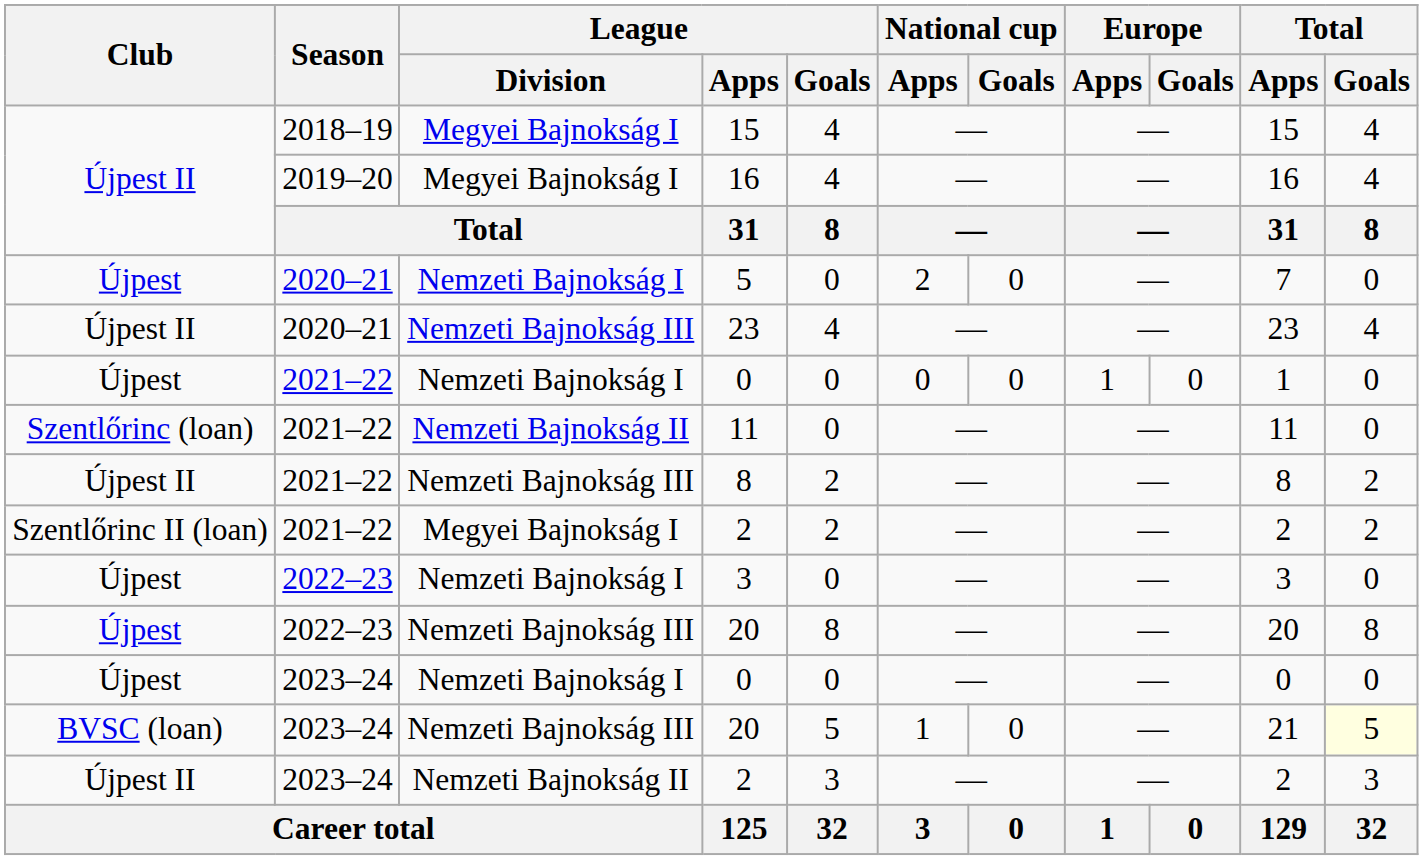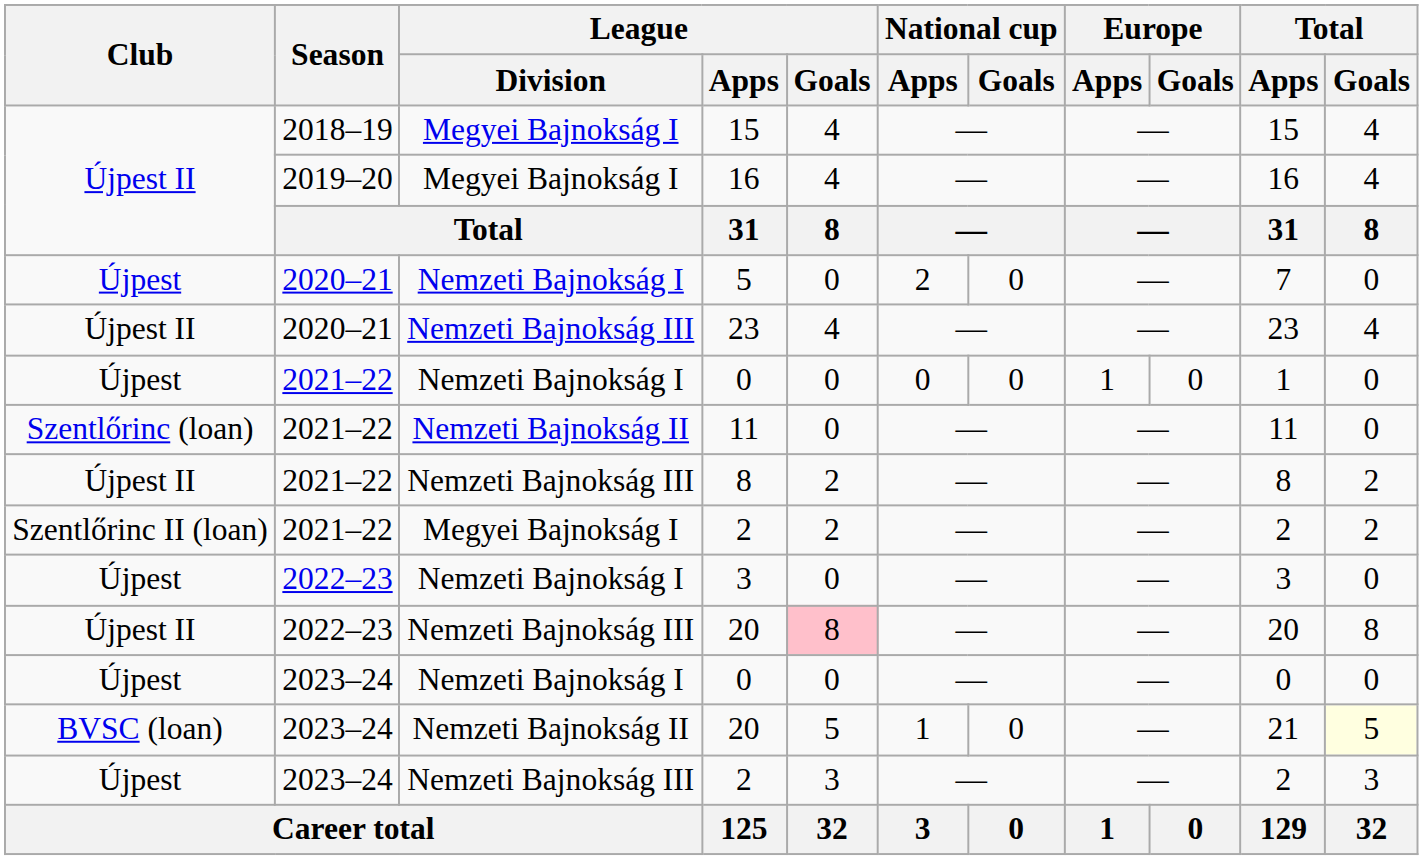(140, 629) Újpest -> (140, 629) Újpest II
(832, 629) no background -> (832, 629) pink background
(551, 729) Nemzeti Bajnokság III -> (551, 729) Nemzeti Bajnokság II
(140, 779) Újpest II -> (140, 779) Újpest
(551, 779) Nemzeti Bajnokság II -> (551, 779) Nemzeti Bajnokság III
